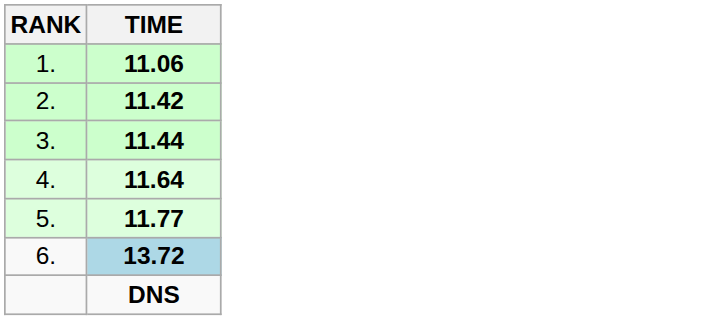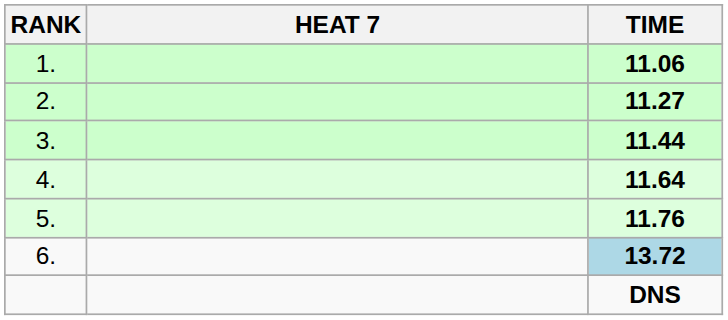+ column: (338, 25)
(154, 102) 11.42 -> (655, 102) 11.27
(154, 218) 11.77 -> (655, 218) 11.76
